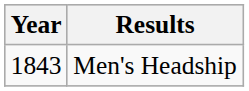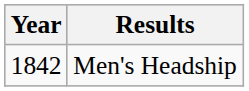(36, 65) 1843 -> (36, 65) 1842
